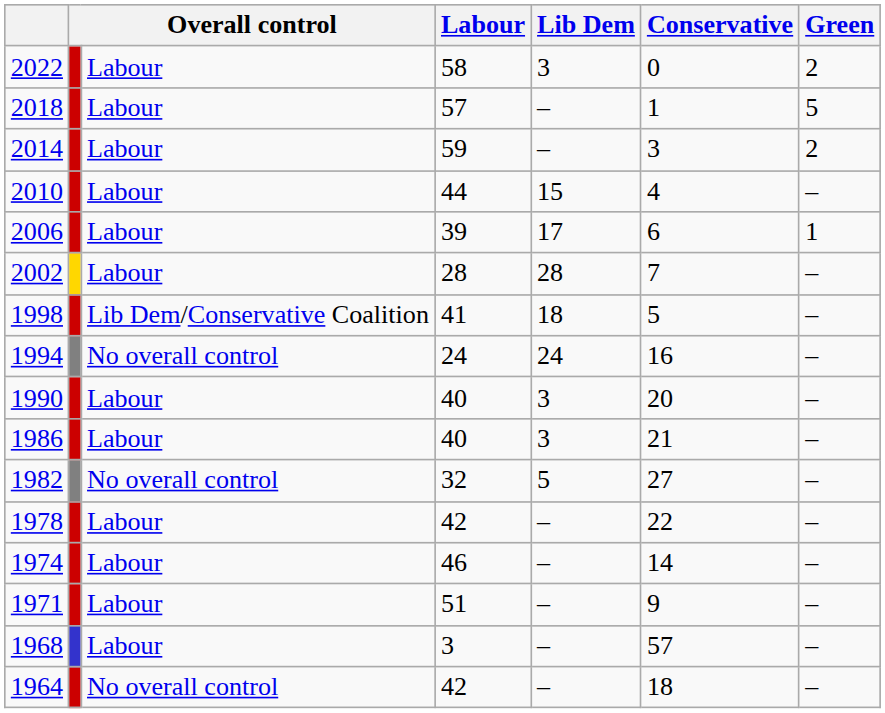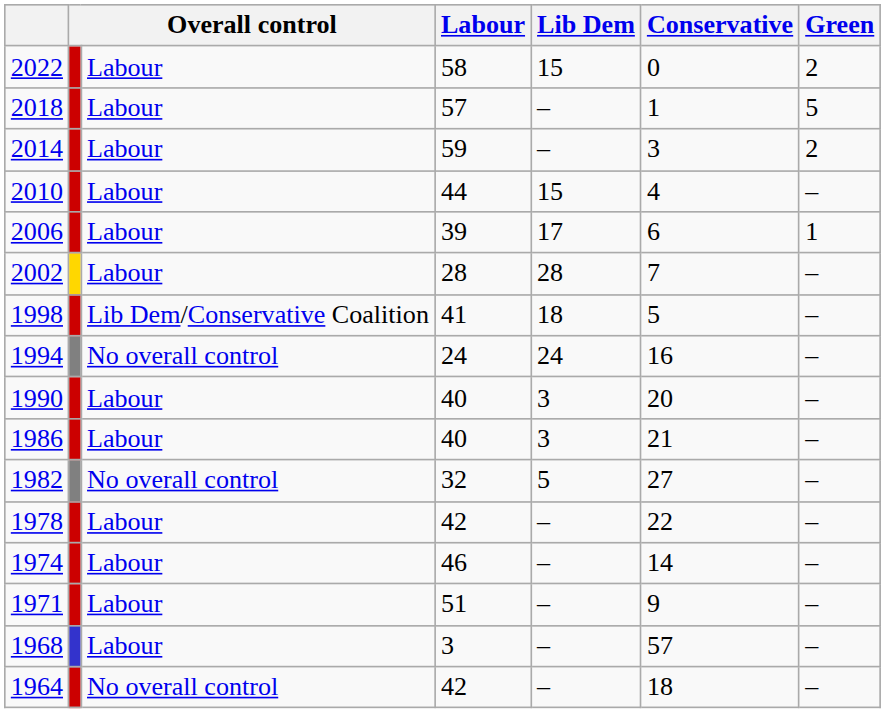(544, 66) 3 -> (550, 66) 15
